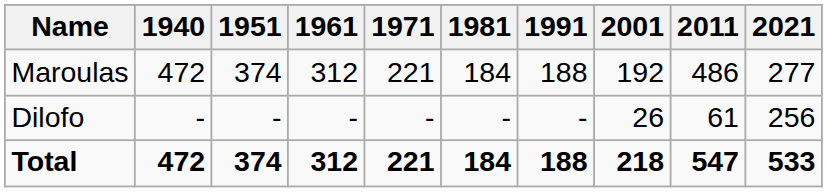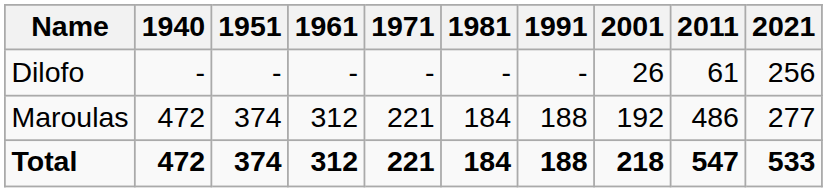rows swapped: (70, 72) <-> (48, 117)
